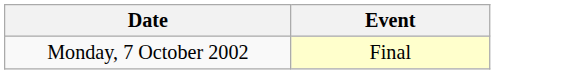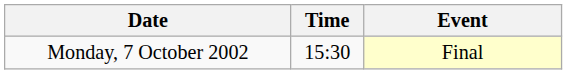+ column: (327, 20)
